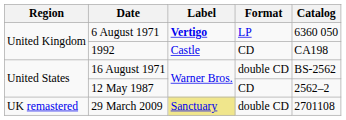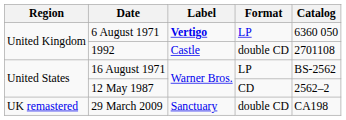(246, 50) CD -> (263, 50) double CD
(311, 50) CA198 -> (315, 50) 2701108
(263, 69) double CD -> (245, 69) LP
(194, 106) khaki background -> (194, 106) no background
(315, 106) 2701108 -> (311, 106) CA198
